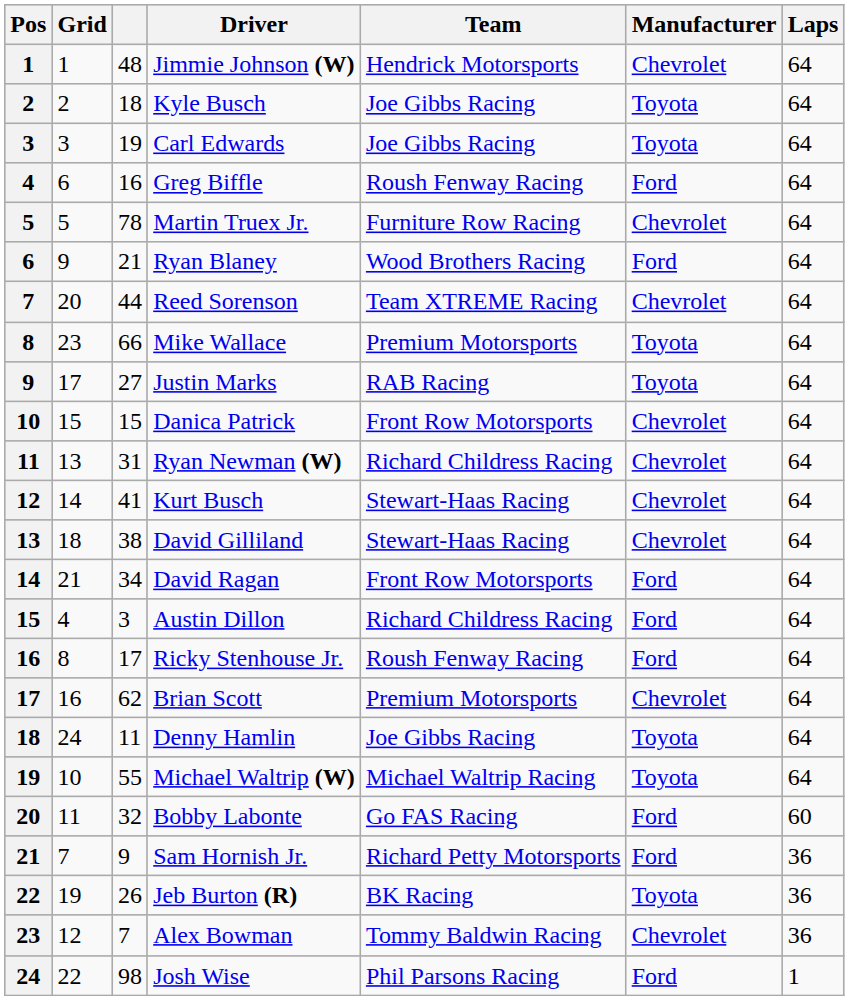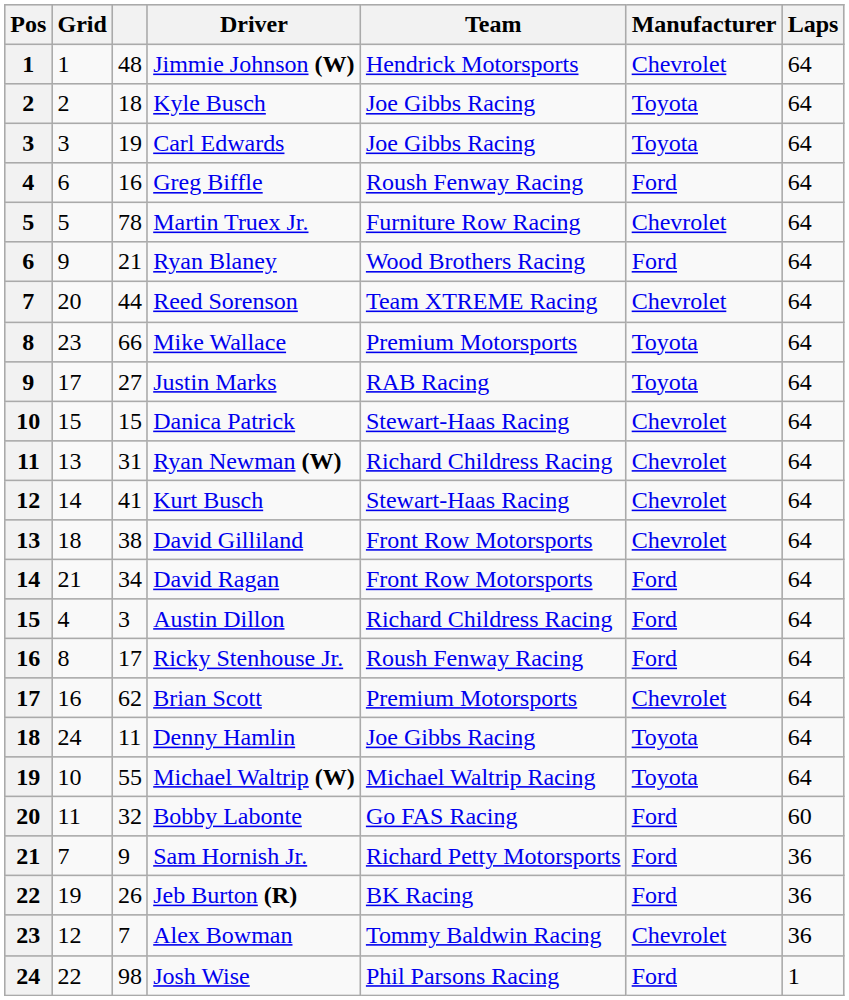(479, 420) Front Row Motorsports -> (468, 420) Stewart-Haas Racing
(468, 539) Stewart-Haas Racing -> (479, 539) Front Row Motorsports
(665, 895) Toyota -> (654, 895) Ford
